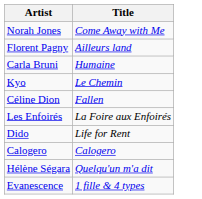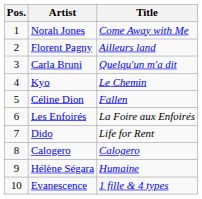+ column: (16, 13)
(95, 64) Humaine -> (138, 64) Quelqu'un m'a dit
(114, 168) Quelqu'un m'a dit -> (119, 168) Humaine
